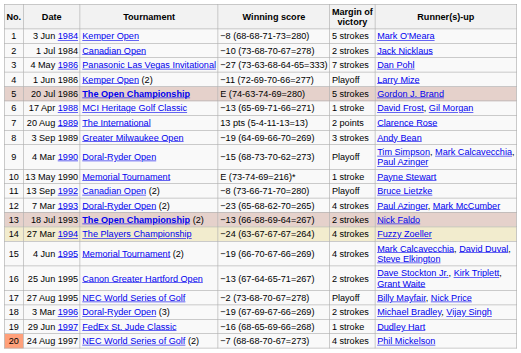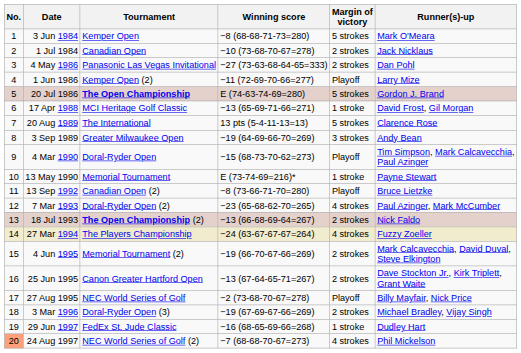(350, 65) 7 strokes -> (350, 65) 2 strokes
(348, 123) 2 points -> (350, 123) 5 strokes
(350, 254) 4 strokes -> (350, 254) 2 strokes
